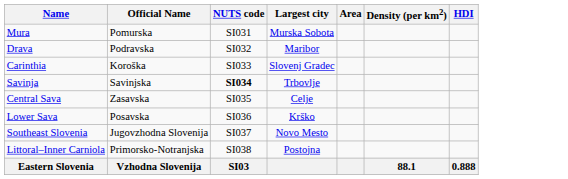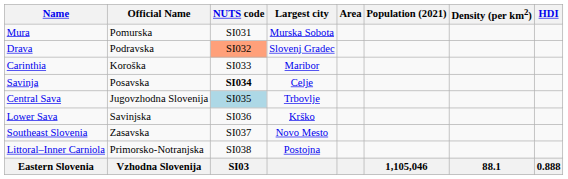+ column: (406, 14)
(239, 49) no background -> (239, 49) lightsalmon background
(302, 49) Maribor -> (302, 49) Slovenj Gradec
(302, 65) Slovenj Gradec -> (302, 65) Maribor
(130, 82) Savinjska -> (130, 82) Posavska
(302, 82) Trbovlje -> (302, 82) Celje
(130, 99) Zasavska -> (159, 99) Jugovzhodna Slovenija
(239, 99) no background -> (239, 99) lightblue background
(302, 99) Celje -> (302, 99) Trbovlje
(130, 116) Posavska -> (130, 116) Savinjska
(159, 132) Jugovzhodna Slovenija -> (130, 132) Zasavska
